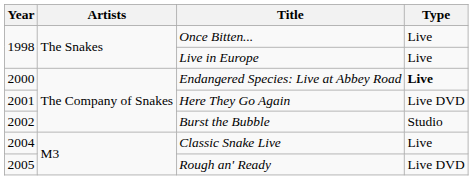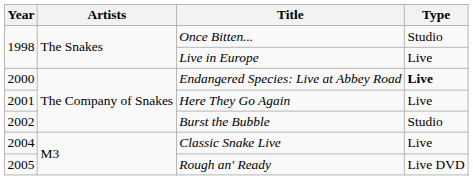(420, 36) Live -> (425, 36) Studio
(436, 100) Live DVD -> (420, 100) Live
